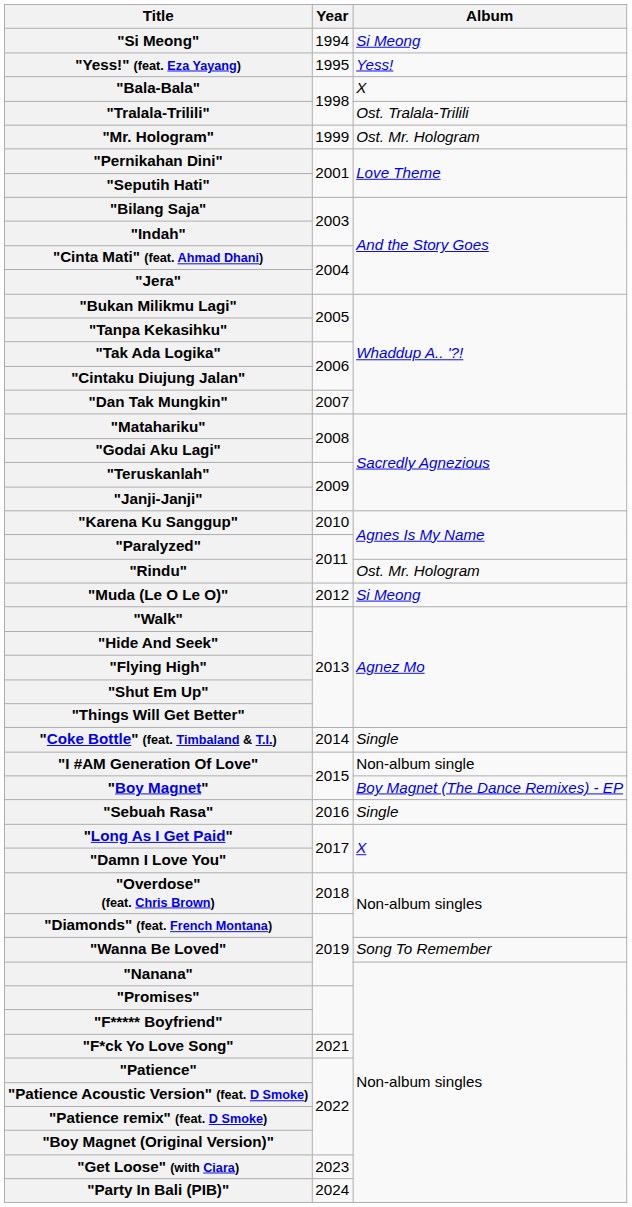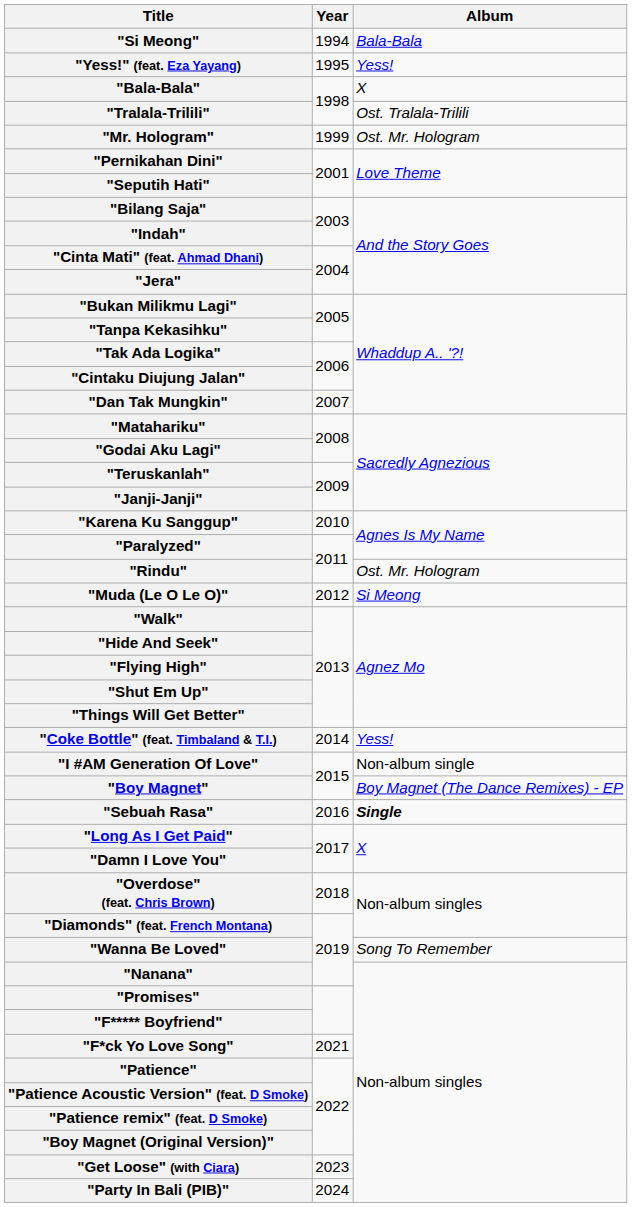(388, 40) Si Meong -> (389, 40) Bala-Bala
(377, 739) Single -> (375, 739) Yess!
(377, 812) normal -> (379, 812) bold
